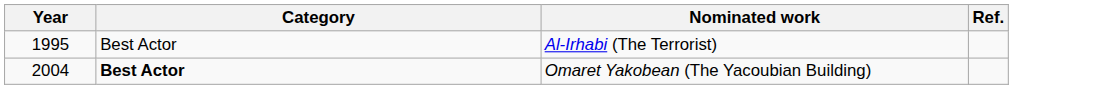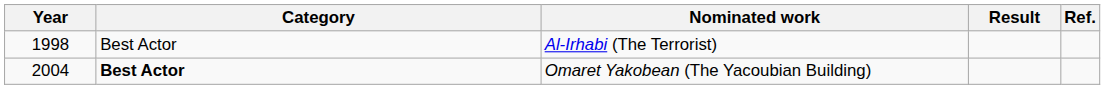+ column: (1014, 17)
(50, 44) 1995 -> (50, 44) 1998
